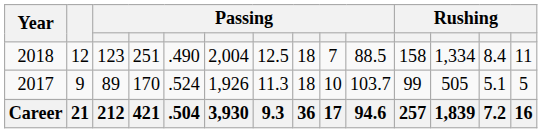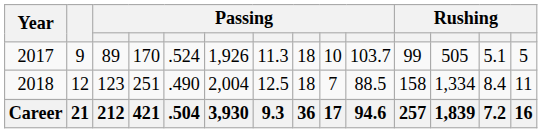rows swapped: (36, 84) <-> (36, 55)
